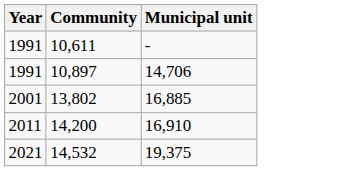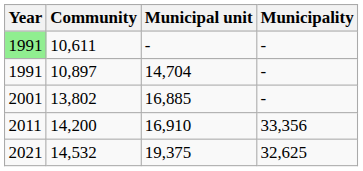+ column: (307, 17)
(25, 44) no background -> (25, 44) lightgreen background
(168, 71) 14,706 -> (168, 71) 14,704
